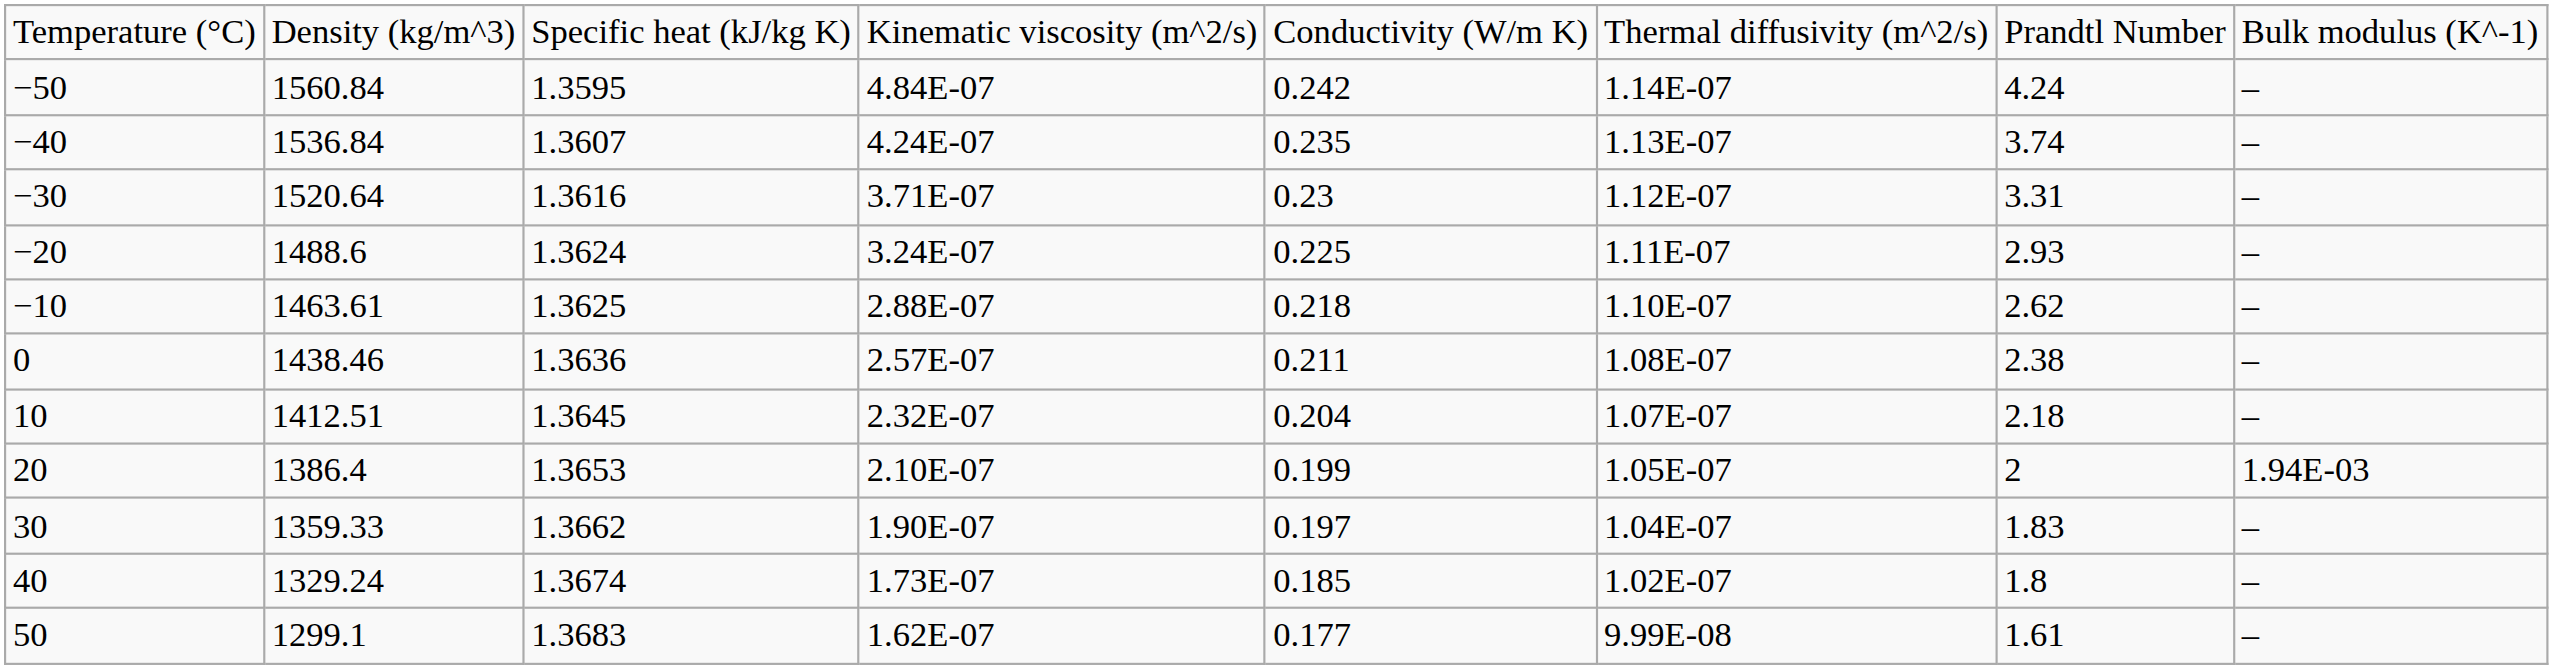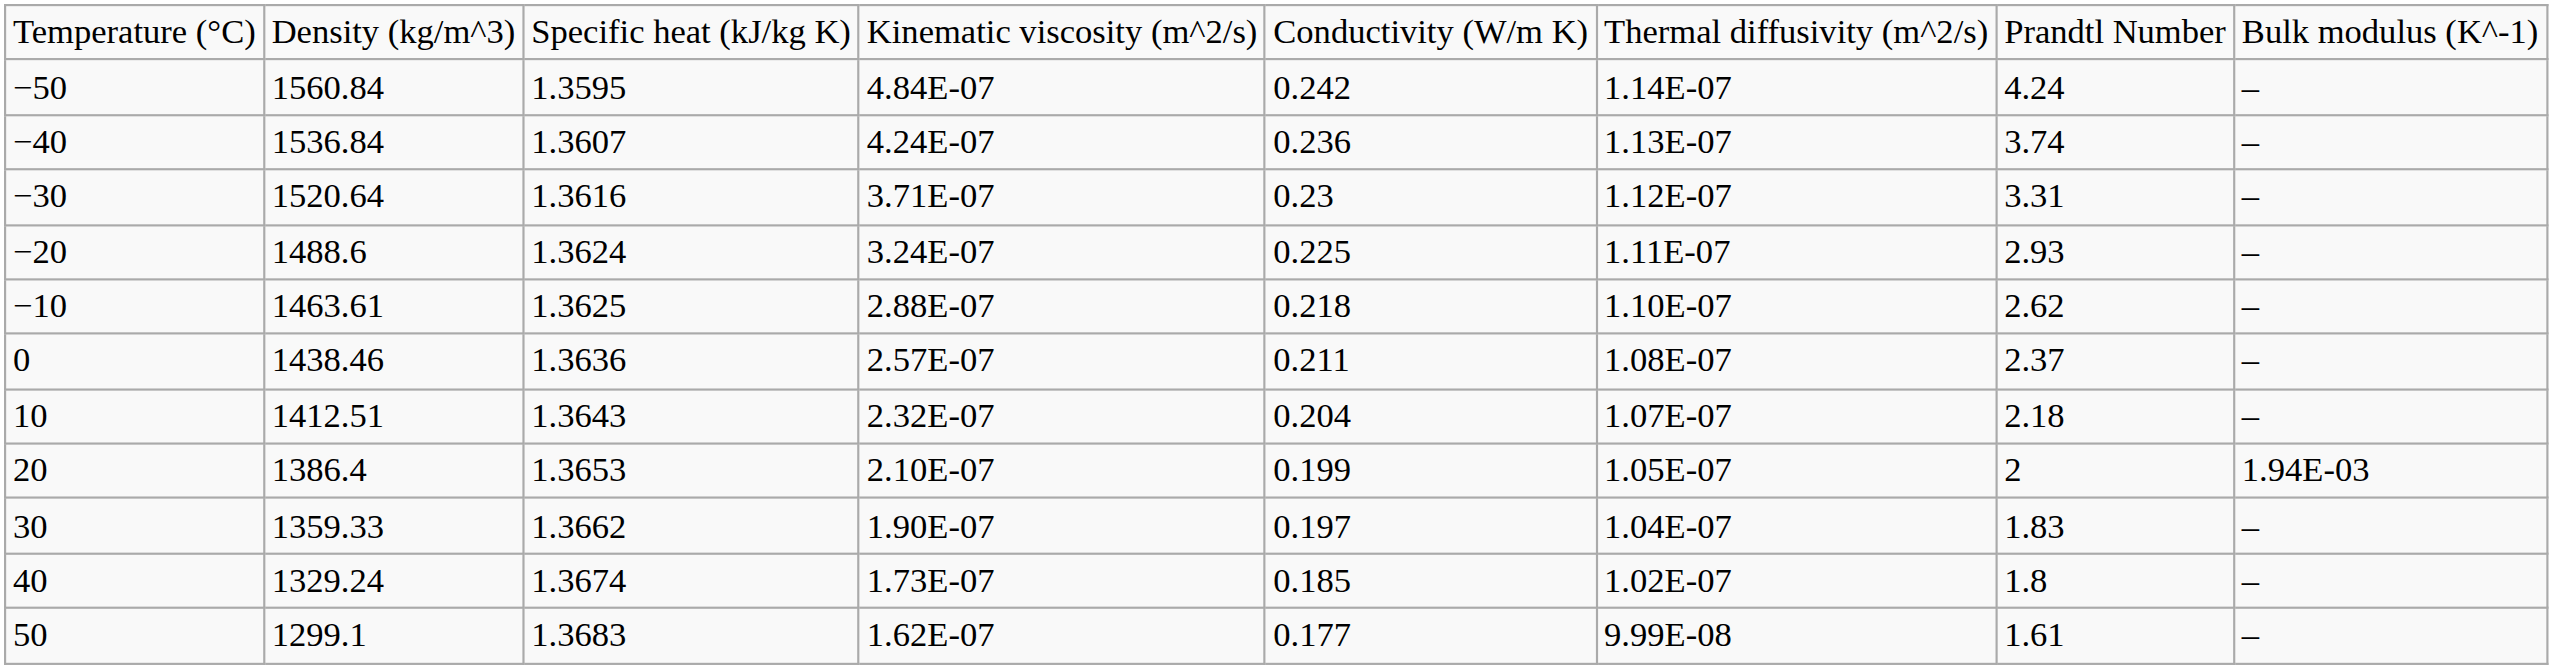(1312, 141) 0.235 -> (1312, 141) 0.236
(2034, 360) 2.38 -> (2034, 360) 2.37
(579, 415) 1.3645 -> (579, 415) 1.3643
